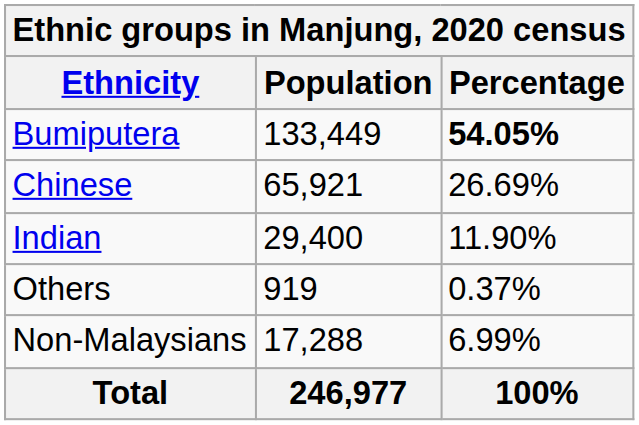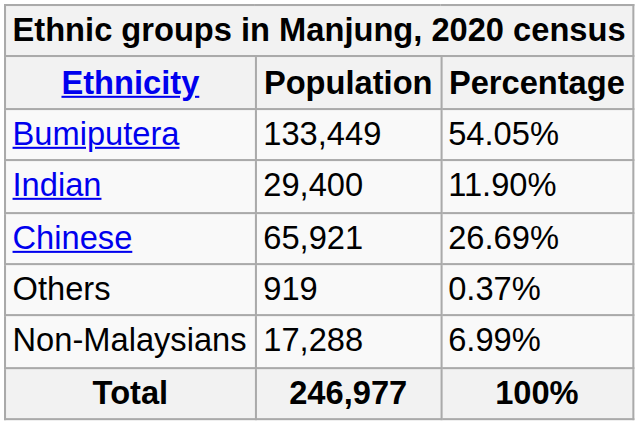(504, 133) bold -> (504, 133) normal
rows swapped: (72, 185) <-> (57, 237)
